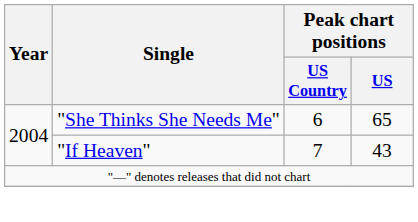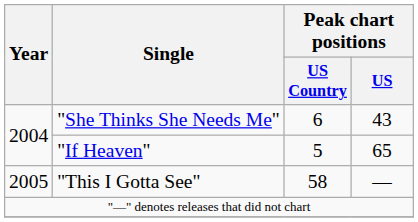(382, 119) 65 -> (382, 119) 43
(318, 150) 7 -> (318, 150) 5
(382, 150) 43 -> (382, 150) 65
+ row: (129, 181)
